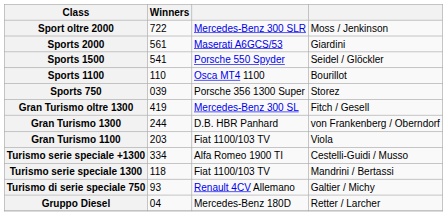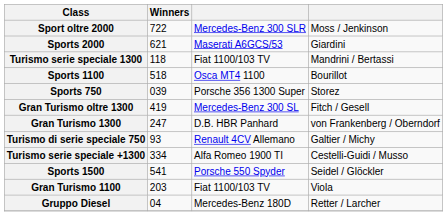(158, 44) 561 -> (158, 44) 621
rows swapped: (76, 60) <-> (76, 171)
(158, 76) 110 -> (158, 76) 518
(158, 124) 244 -> (158, 124) 247
rows swapped: (76, 140) <-> (76, 187)
